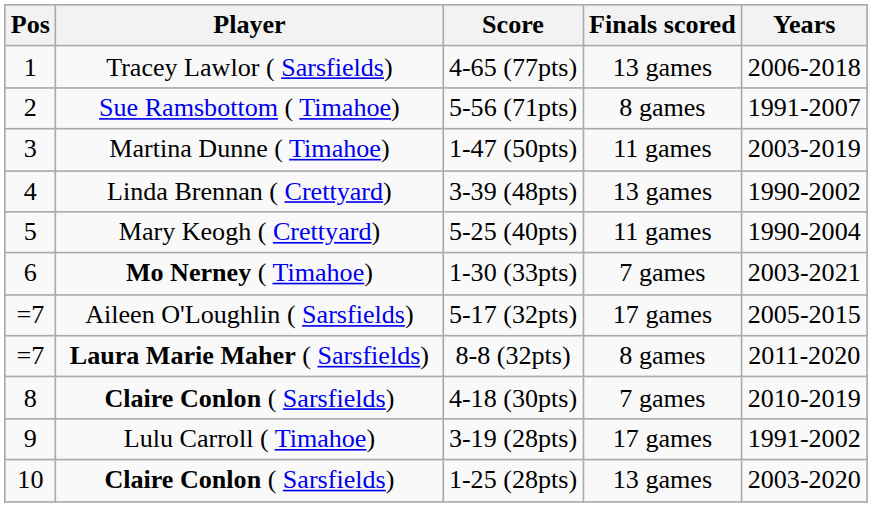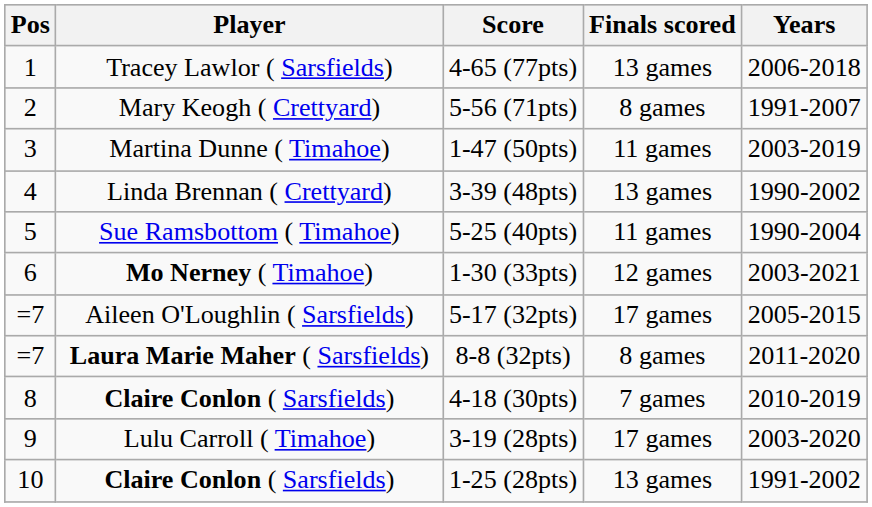(249, 107) Sue Ramsbottom ( Timahoe) -> (249, 107) Mary Keogh ( Crettyard)
(249, 231) Mary Keogh ( Crettyard) -> (249, 231) Sue Ramsbottom ( Timahoe)
(662, 273) 7 games -> (662, 273) 12 games
(804, 438) 1991-2002 -> (804, 438) 2003-2020
(804, 480) 2003-2020 -> (804, 480) 1991-2002
